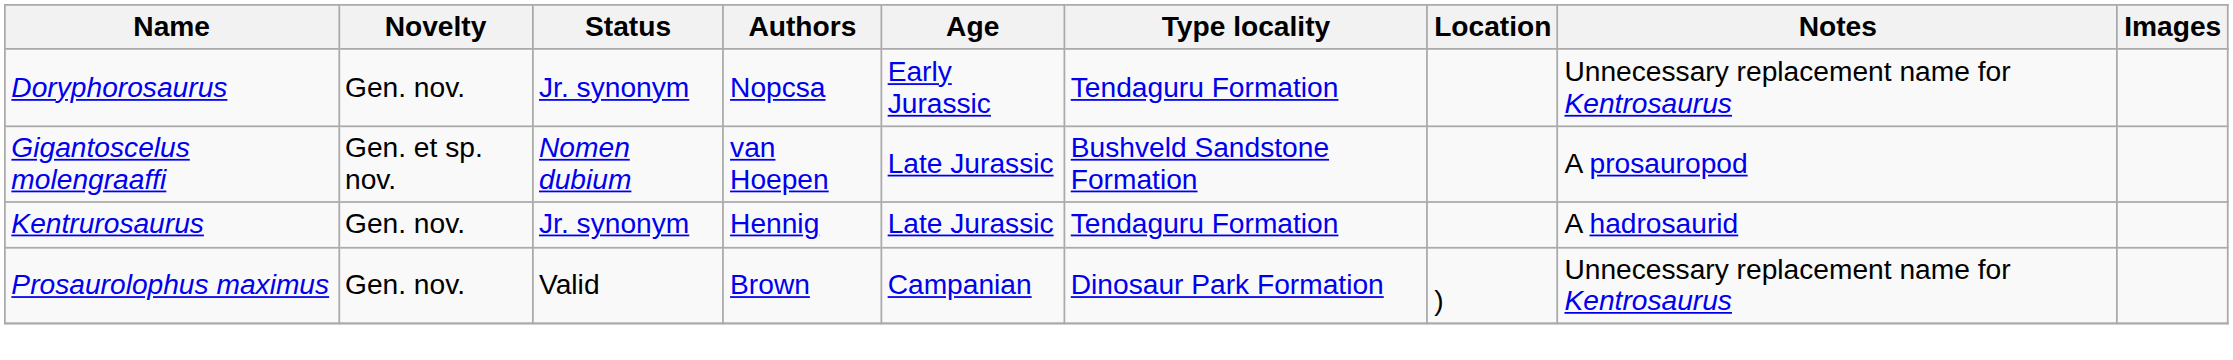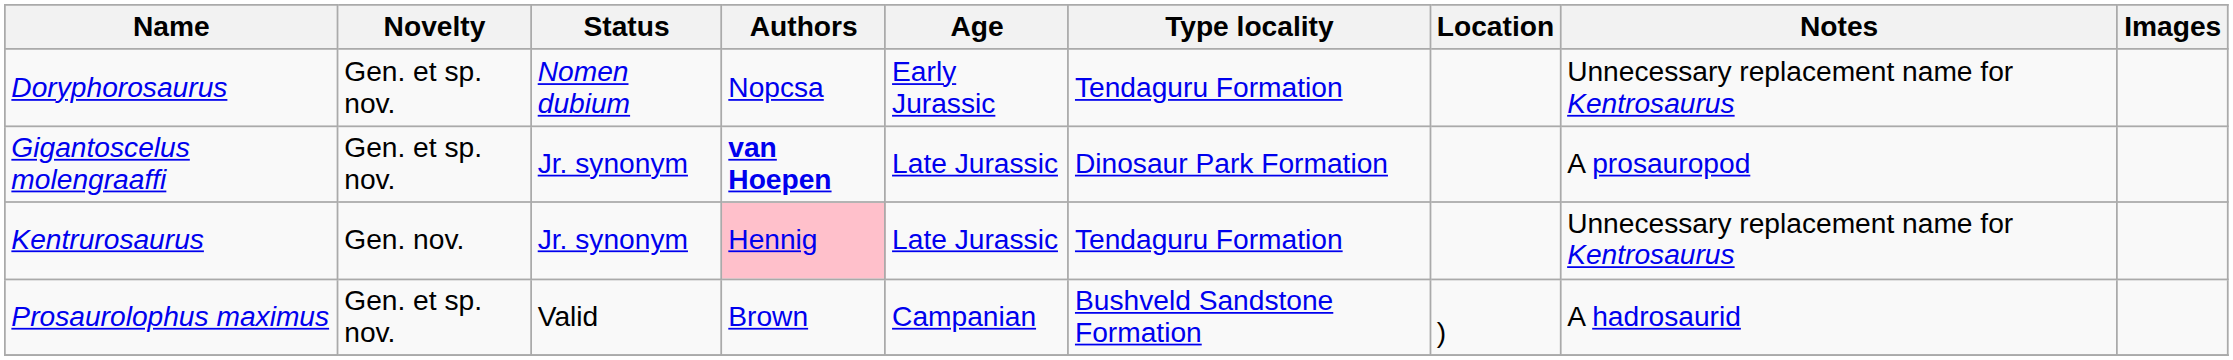(405, 87) Gen. nov. -> (413, 87) Gen. et sp. nov.
(614, 87) Jr. synonym -> (584, 87) Nomen dubium
(585, 163) Nomen dubium -> (613, 163) Jr. synonym
(779, 163) normal -> (780, 163) bold
(1200, 163) Bushveld Sandstone Formation -> (1231, 163) Dinosaur Park Formation
(775, 224) no background -> (773, 240) pink background
(1651, 224) A hadrosaurid -> (1790, 240) Unnecessary replacement name for Kentrosaurus
(405, 284) Gen. nov. -> (413, 316) Gen. et sp. nov.
(1227, 284) Dinosaur Park Formation -> (1204, 316) Bushveld Sandstone Formation
(1787, 284) Unnecessary replacement name for Kentrosaurus -> (1654, 316) A hadrosaurid
